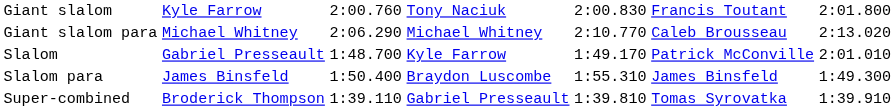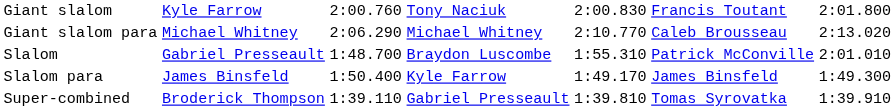(456, 55) Kyle Farrow -> (479, 55) Braydon Luscombe
(610, 55) 1:49.170 -> (610, 55) 1:55.310
(479, 77) Braydon Luscombe -> (456, 77) Kyle Farrow
(610, 77) 1:55.310 -> (610, 77) 1:49.170
